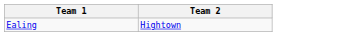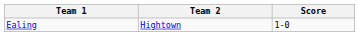+ column: (313, 11)
